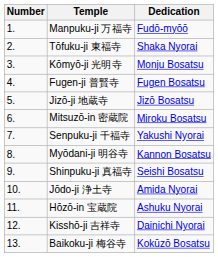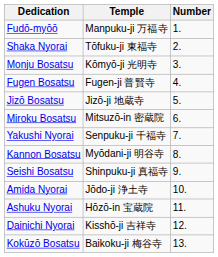columns swapped: (26, 12) <-> (174, 12)
